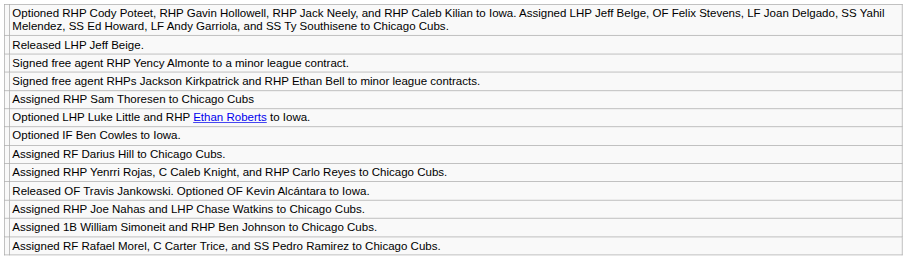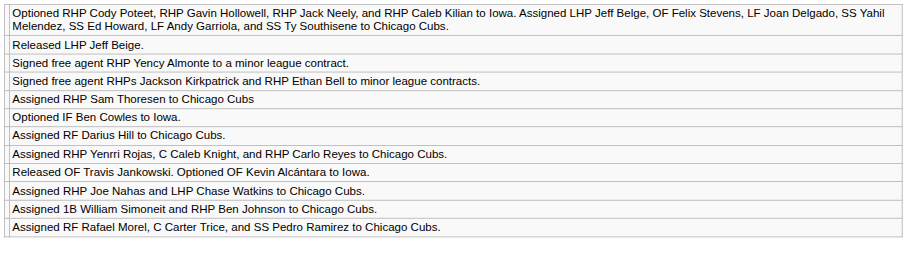- row: (161, 117)
